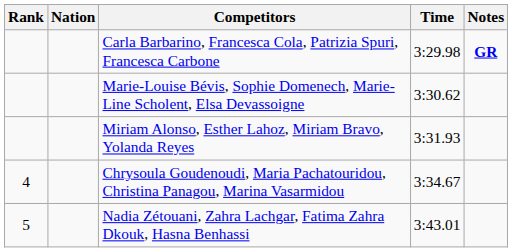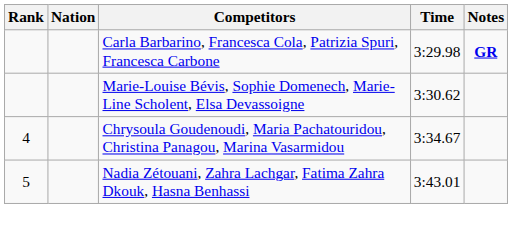- row: (243, 138)
